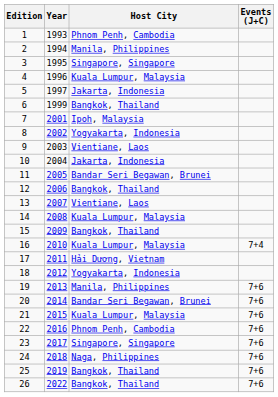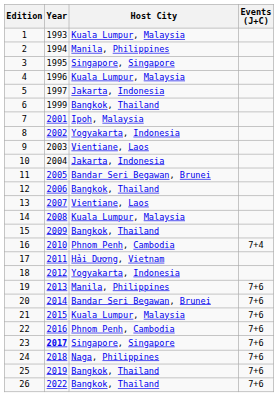(123, 35) Phnom Penh, Cambodia -> (128, 35) Kuala Lumpur, Malaysia
(128, 245) Kuala Lumpur, Malaysia -> (123, 245) Phnom Penh, Cambodia
(57, 343) normal -> (57, 343) bold
